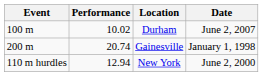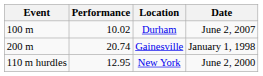(118, 63) 12.94 -> (118, 63) 12.95
